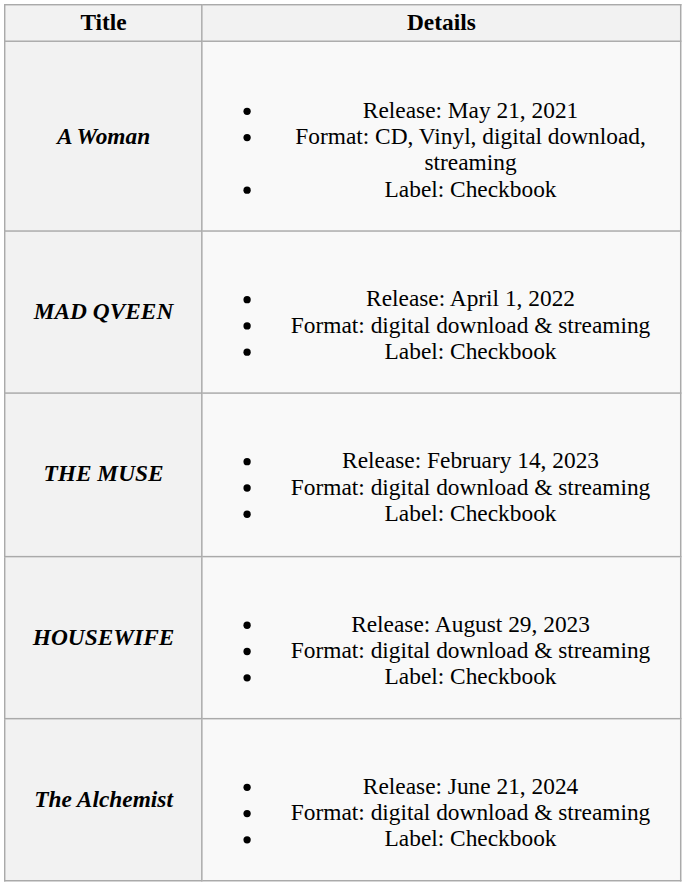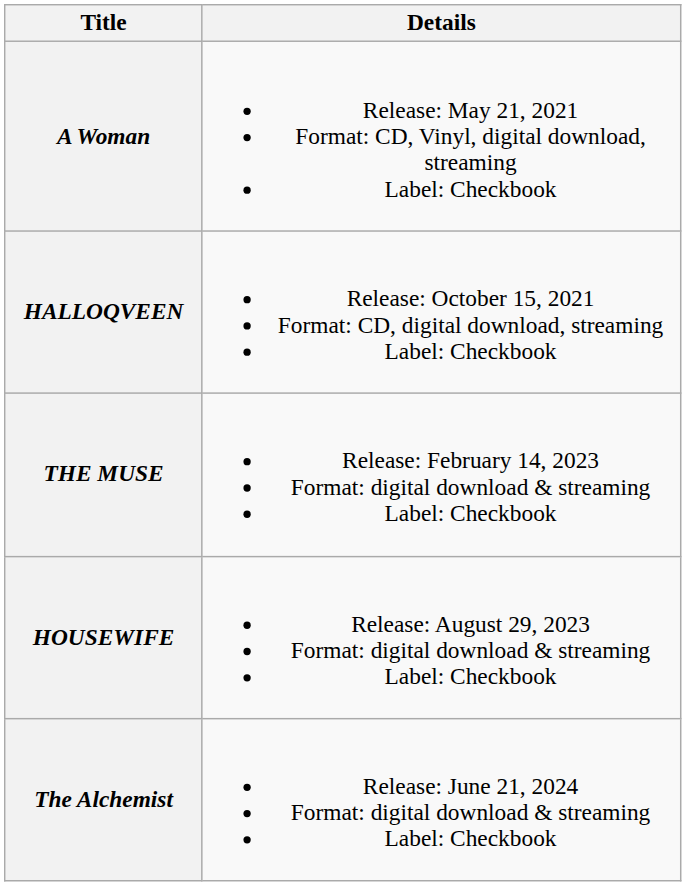+ row: (104, 311)
- row: (104, 311)
